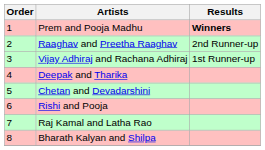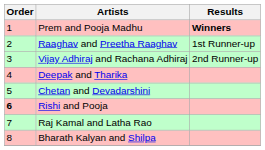(225, 43) 2nd Runner-up -> (223, 43) 1st Runner-up
(223, 59) 1st Runner-up -> (225, 59) 2nd Runner-up
(9, 106) normal -> (9, 106) bold
